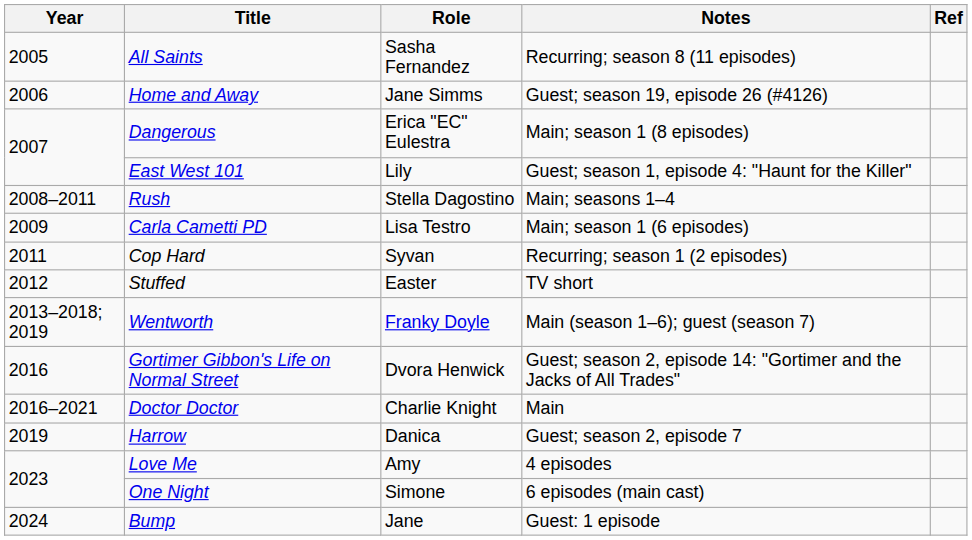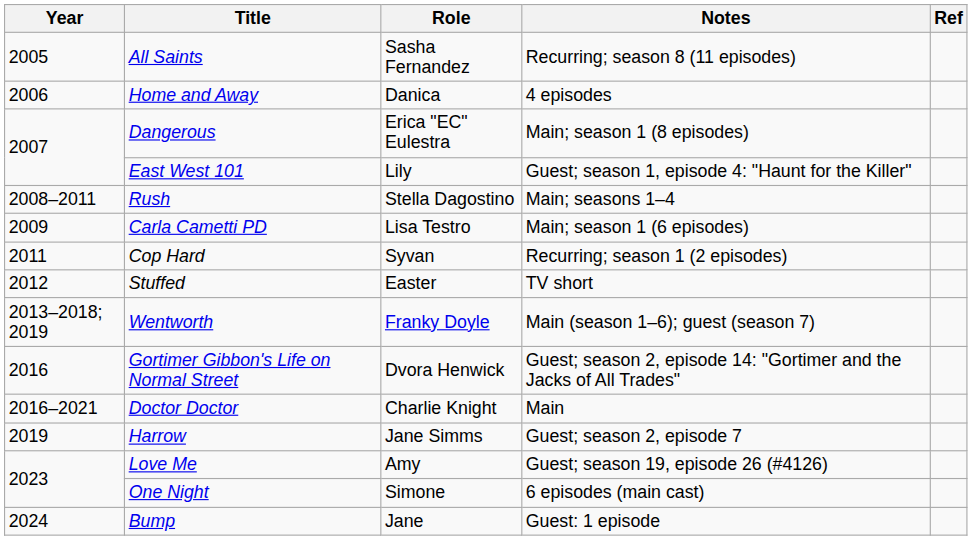(434, 94) Jane Simms -> (413, 94) Danica
(677, 94) Guest; season 19, episode 26 (#4126) -> (569, 94) 4 episodes
(413, 436) Danica -> (434, 436) Jane Simms
(569, 464) 4 episodes -> (677, 464) Guest; season 19, episode 26 (#4126)
